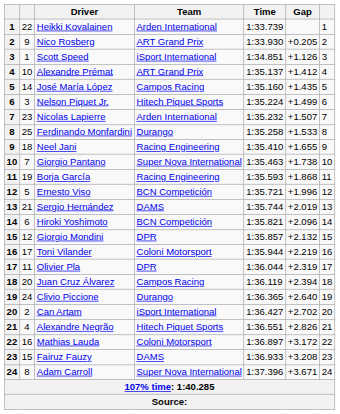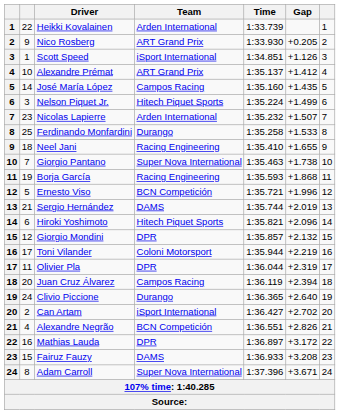(174, 222) BCN Competición -> (180, 222) Hitech Piquet Sports
(180, 327) Hitech Piquet Sports -> (174, 327) BCN Competición
(174, 342) Coloni Motorsport -> (147, 342) DPR
